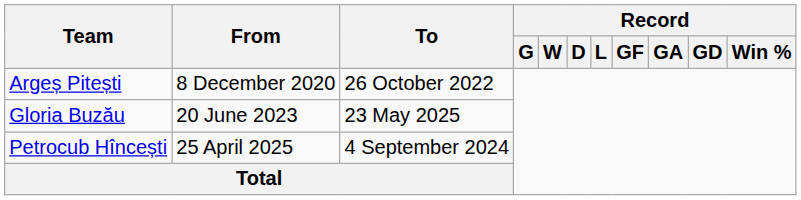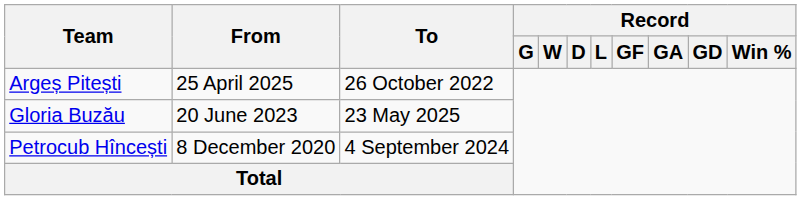(256, 83) 8 December 2020 -> (235, 83) 25 April 2025
(235, 147) 25 April 2025 -> (256, 147) 8 December 2020
